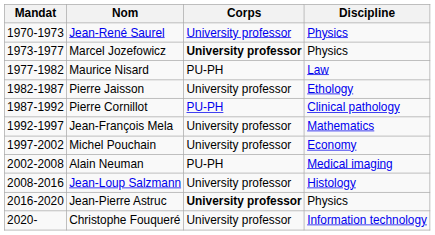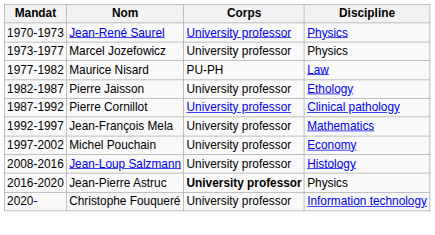(244, 51) bold -> (239, 51) normal
(205, 107) PU-PH -> (239, 107) University professor
- row: (106, 164)
